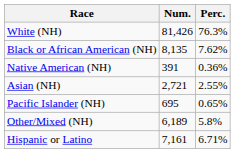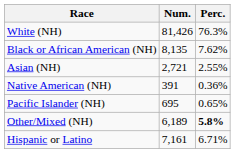rows swapped: (59, 67) <-> (34, 85)
(210, 121) normal -> (211, 121) bold
